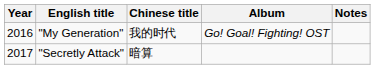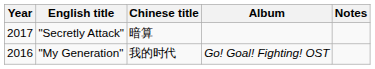rows swapped: (81, 33) <-> (81, 54)
